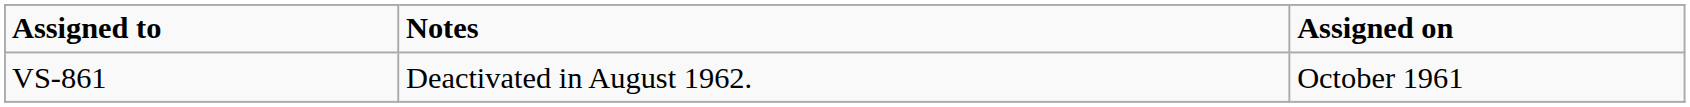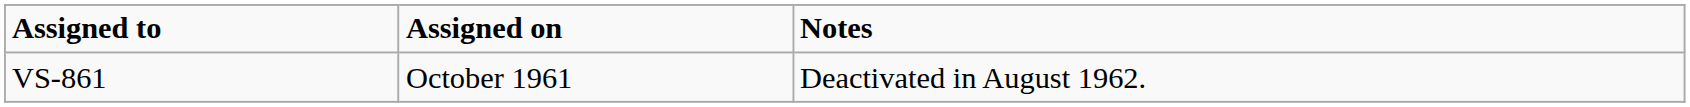columns swapped: (1375, 28) <-> (442, 28)
